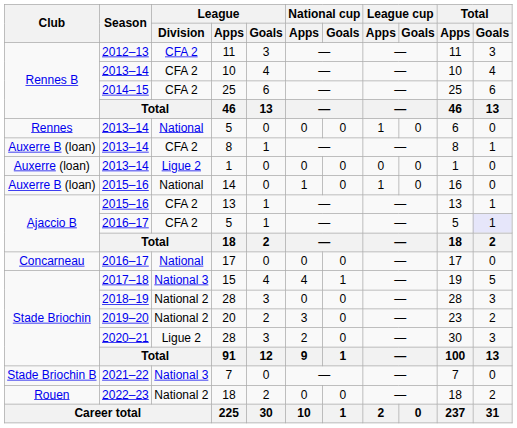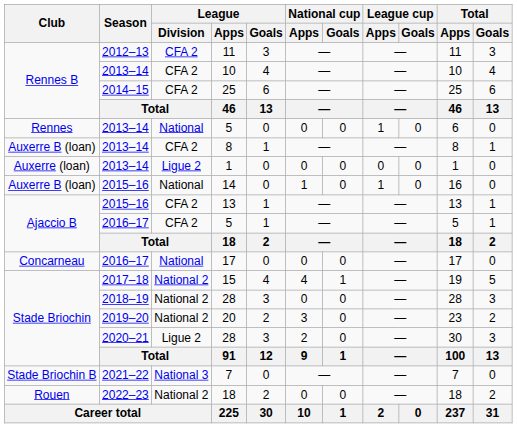(492, 223) lavender background -> (492, 223) no background
(181, 280) National 3 -> (181, 280) National 2
